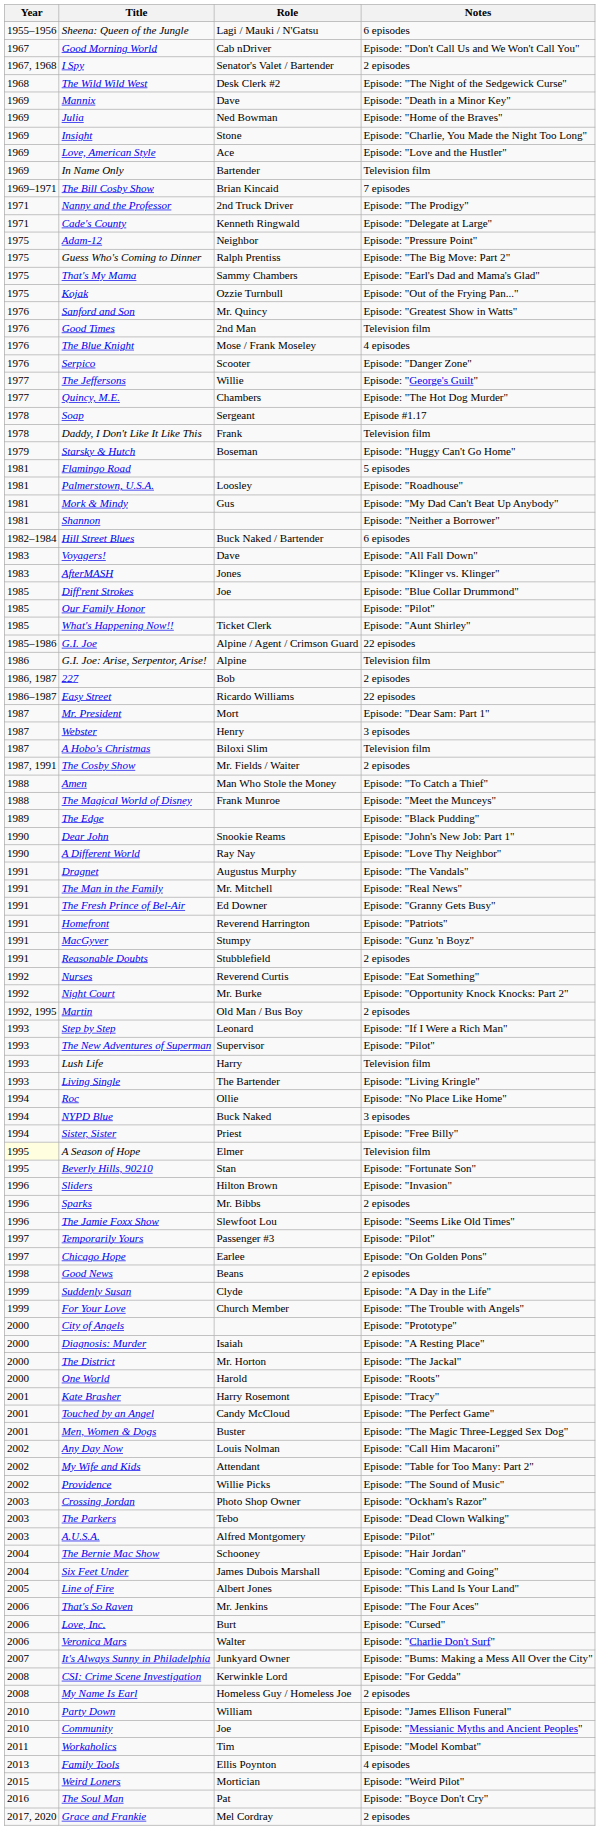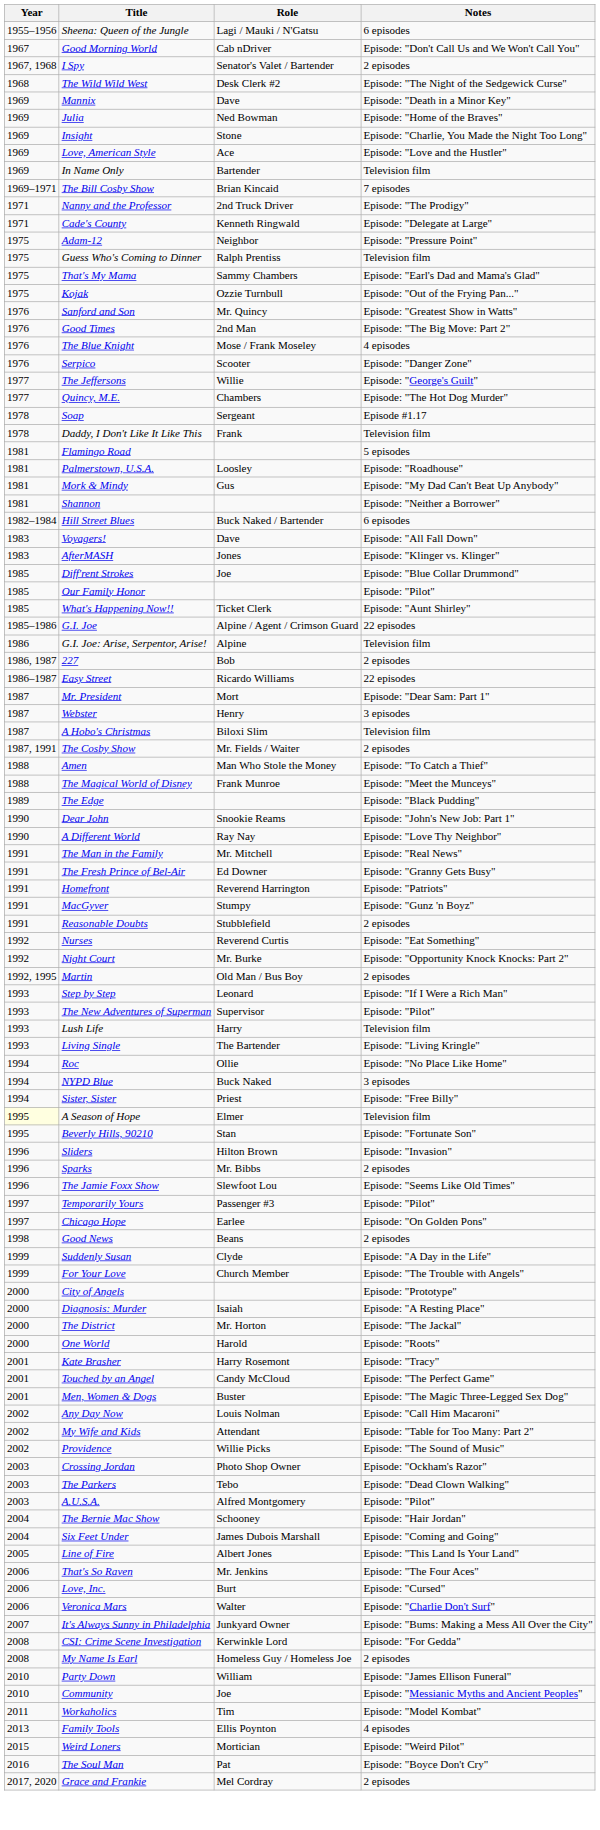(437, 258) Episode: "The Big Move: Part 2" -> (397, 258) Television film
(397, 328) Television film -> (437, 328) Episode: "The Big Move: Part 2"
- row: (98, 450)
- row: (80, 871)
